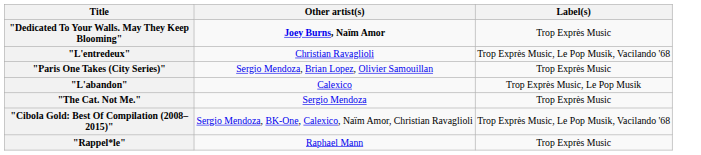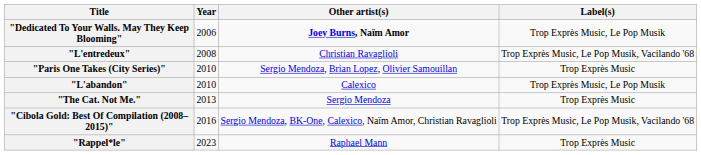+ column: (206, 12)
(574, 33) Trop Exprès Music -> (598, 33) Trop Exprès Music, Le Pop Musik
